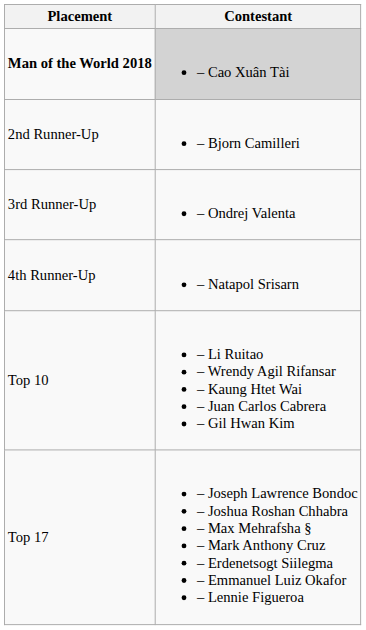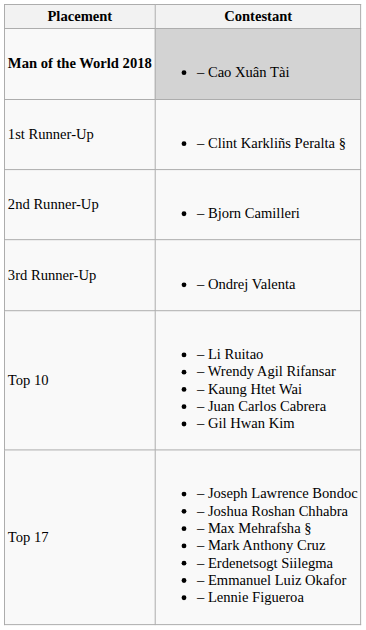+ row: (51, 134)
- row: (52, 275)
